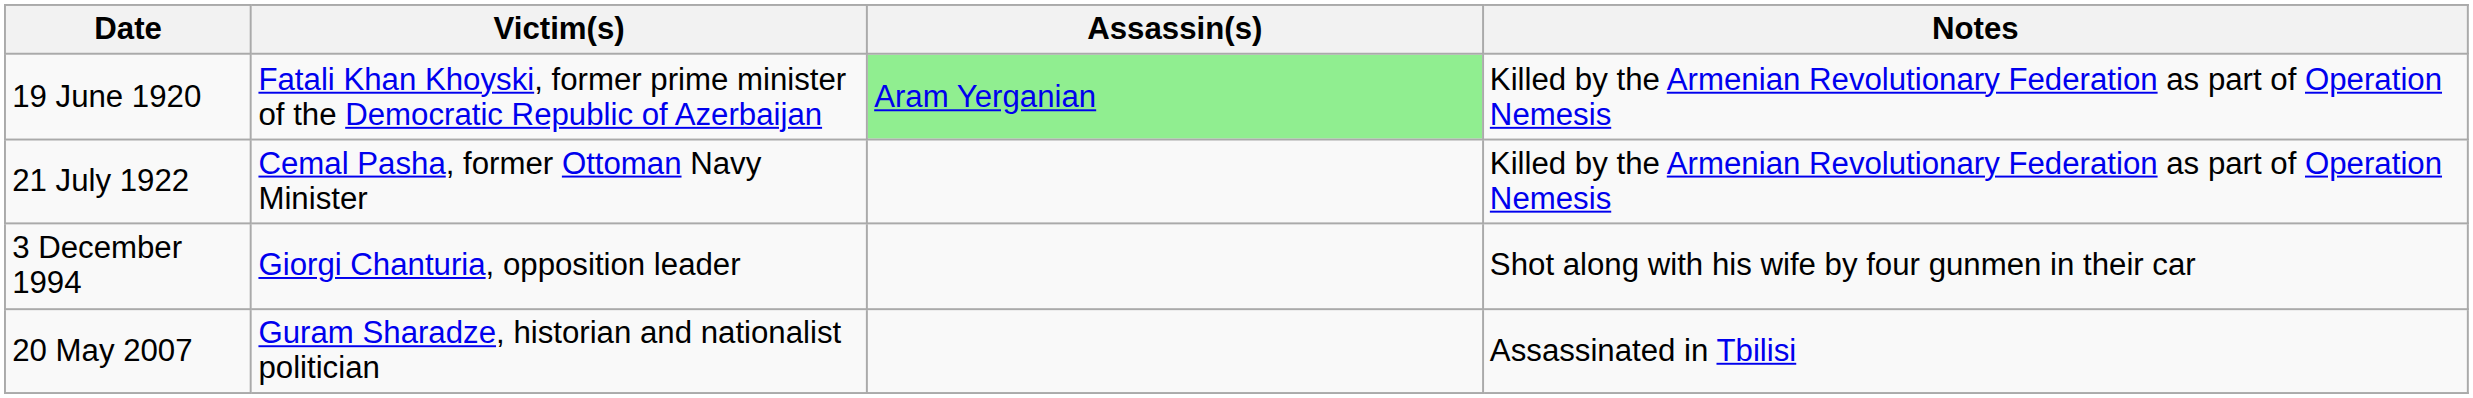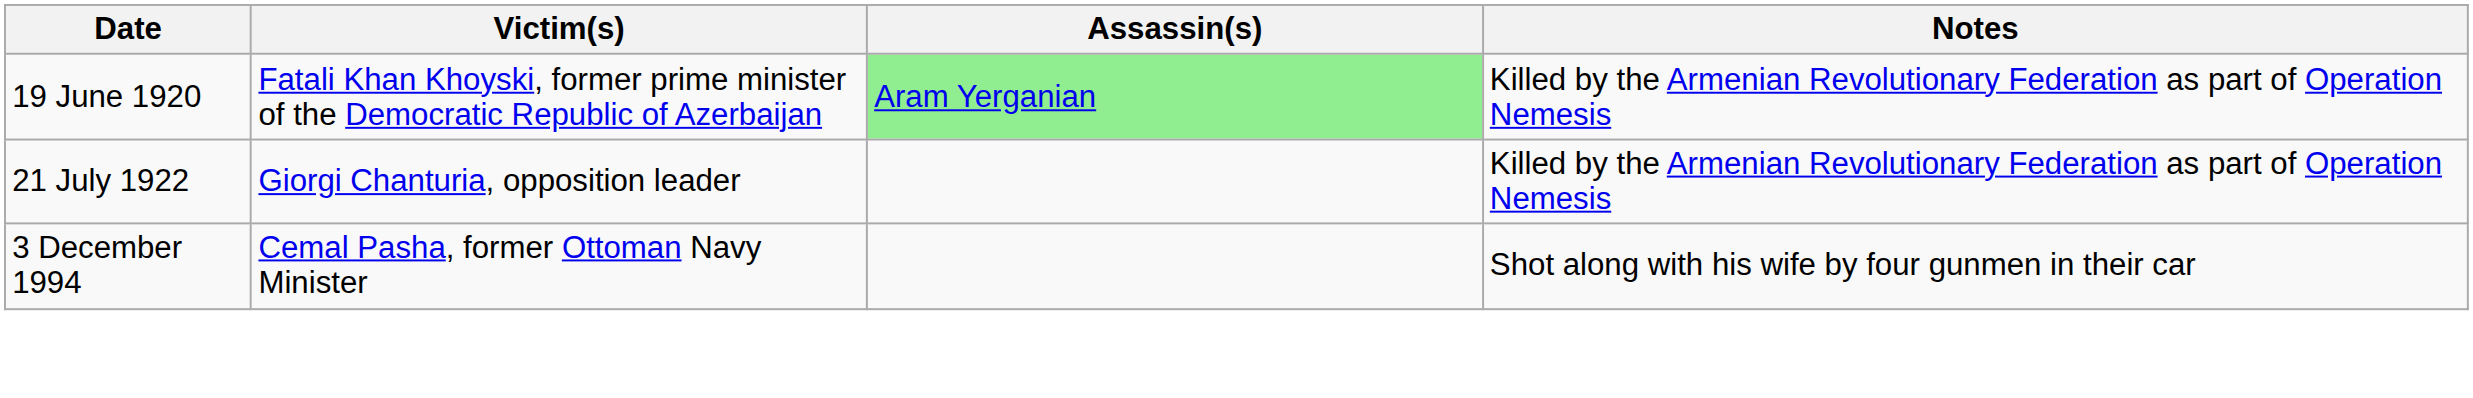(510, 180) Cemal Pasha, former Ottoman Navy Minister -> (500, 180) Giorgi Chanturia, opposition leader
(500, 265) Giorgi Chanturia, opposition leader -> (510, 265) Cemal Pasha, former Ottoman Navy Minister
- row: (102, 350)
